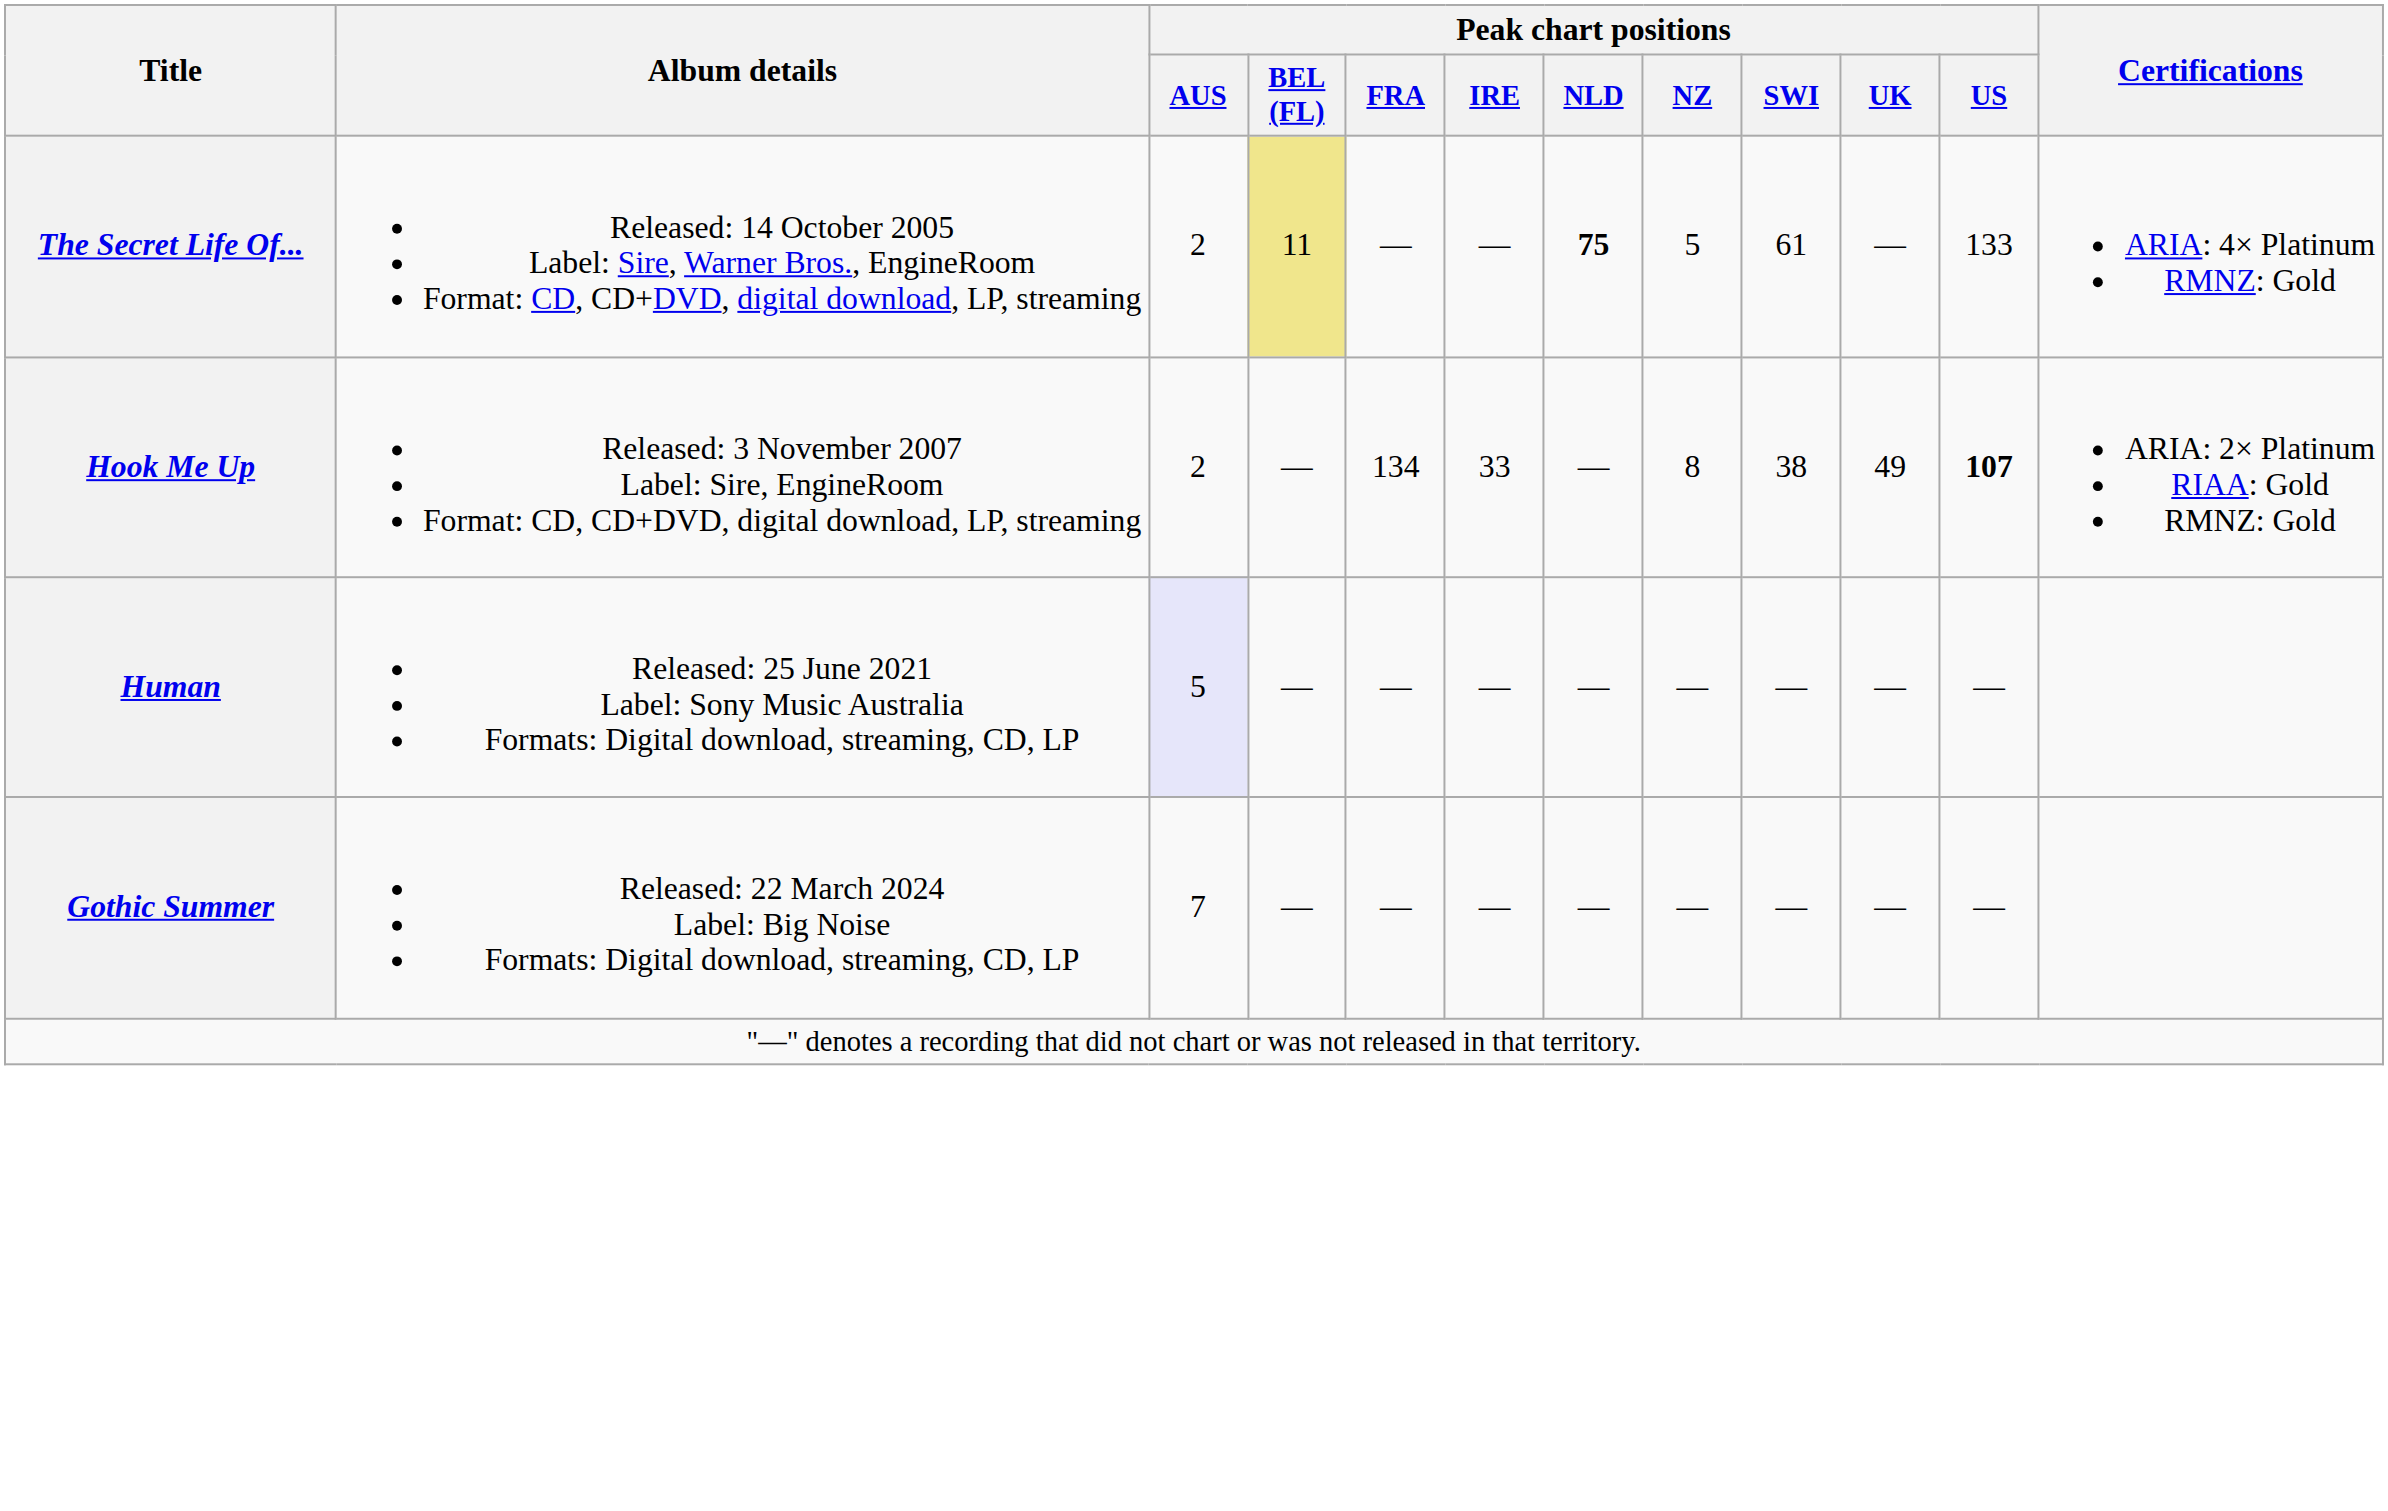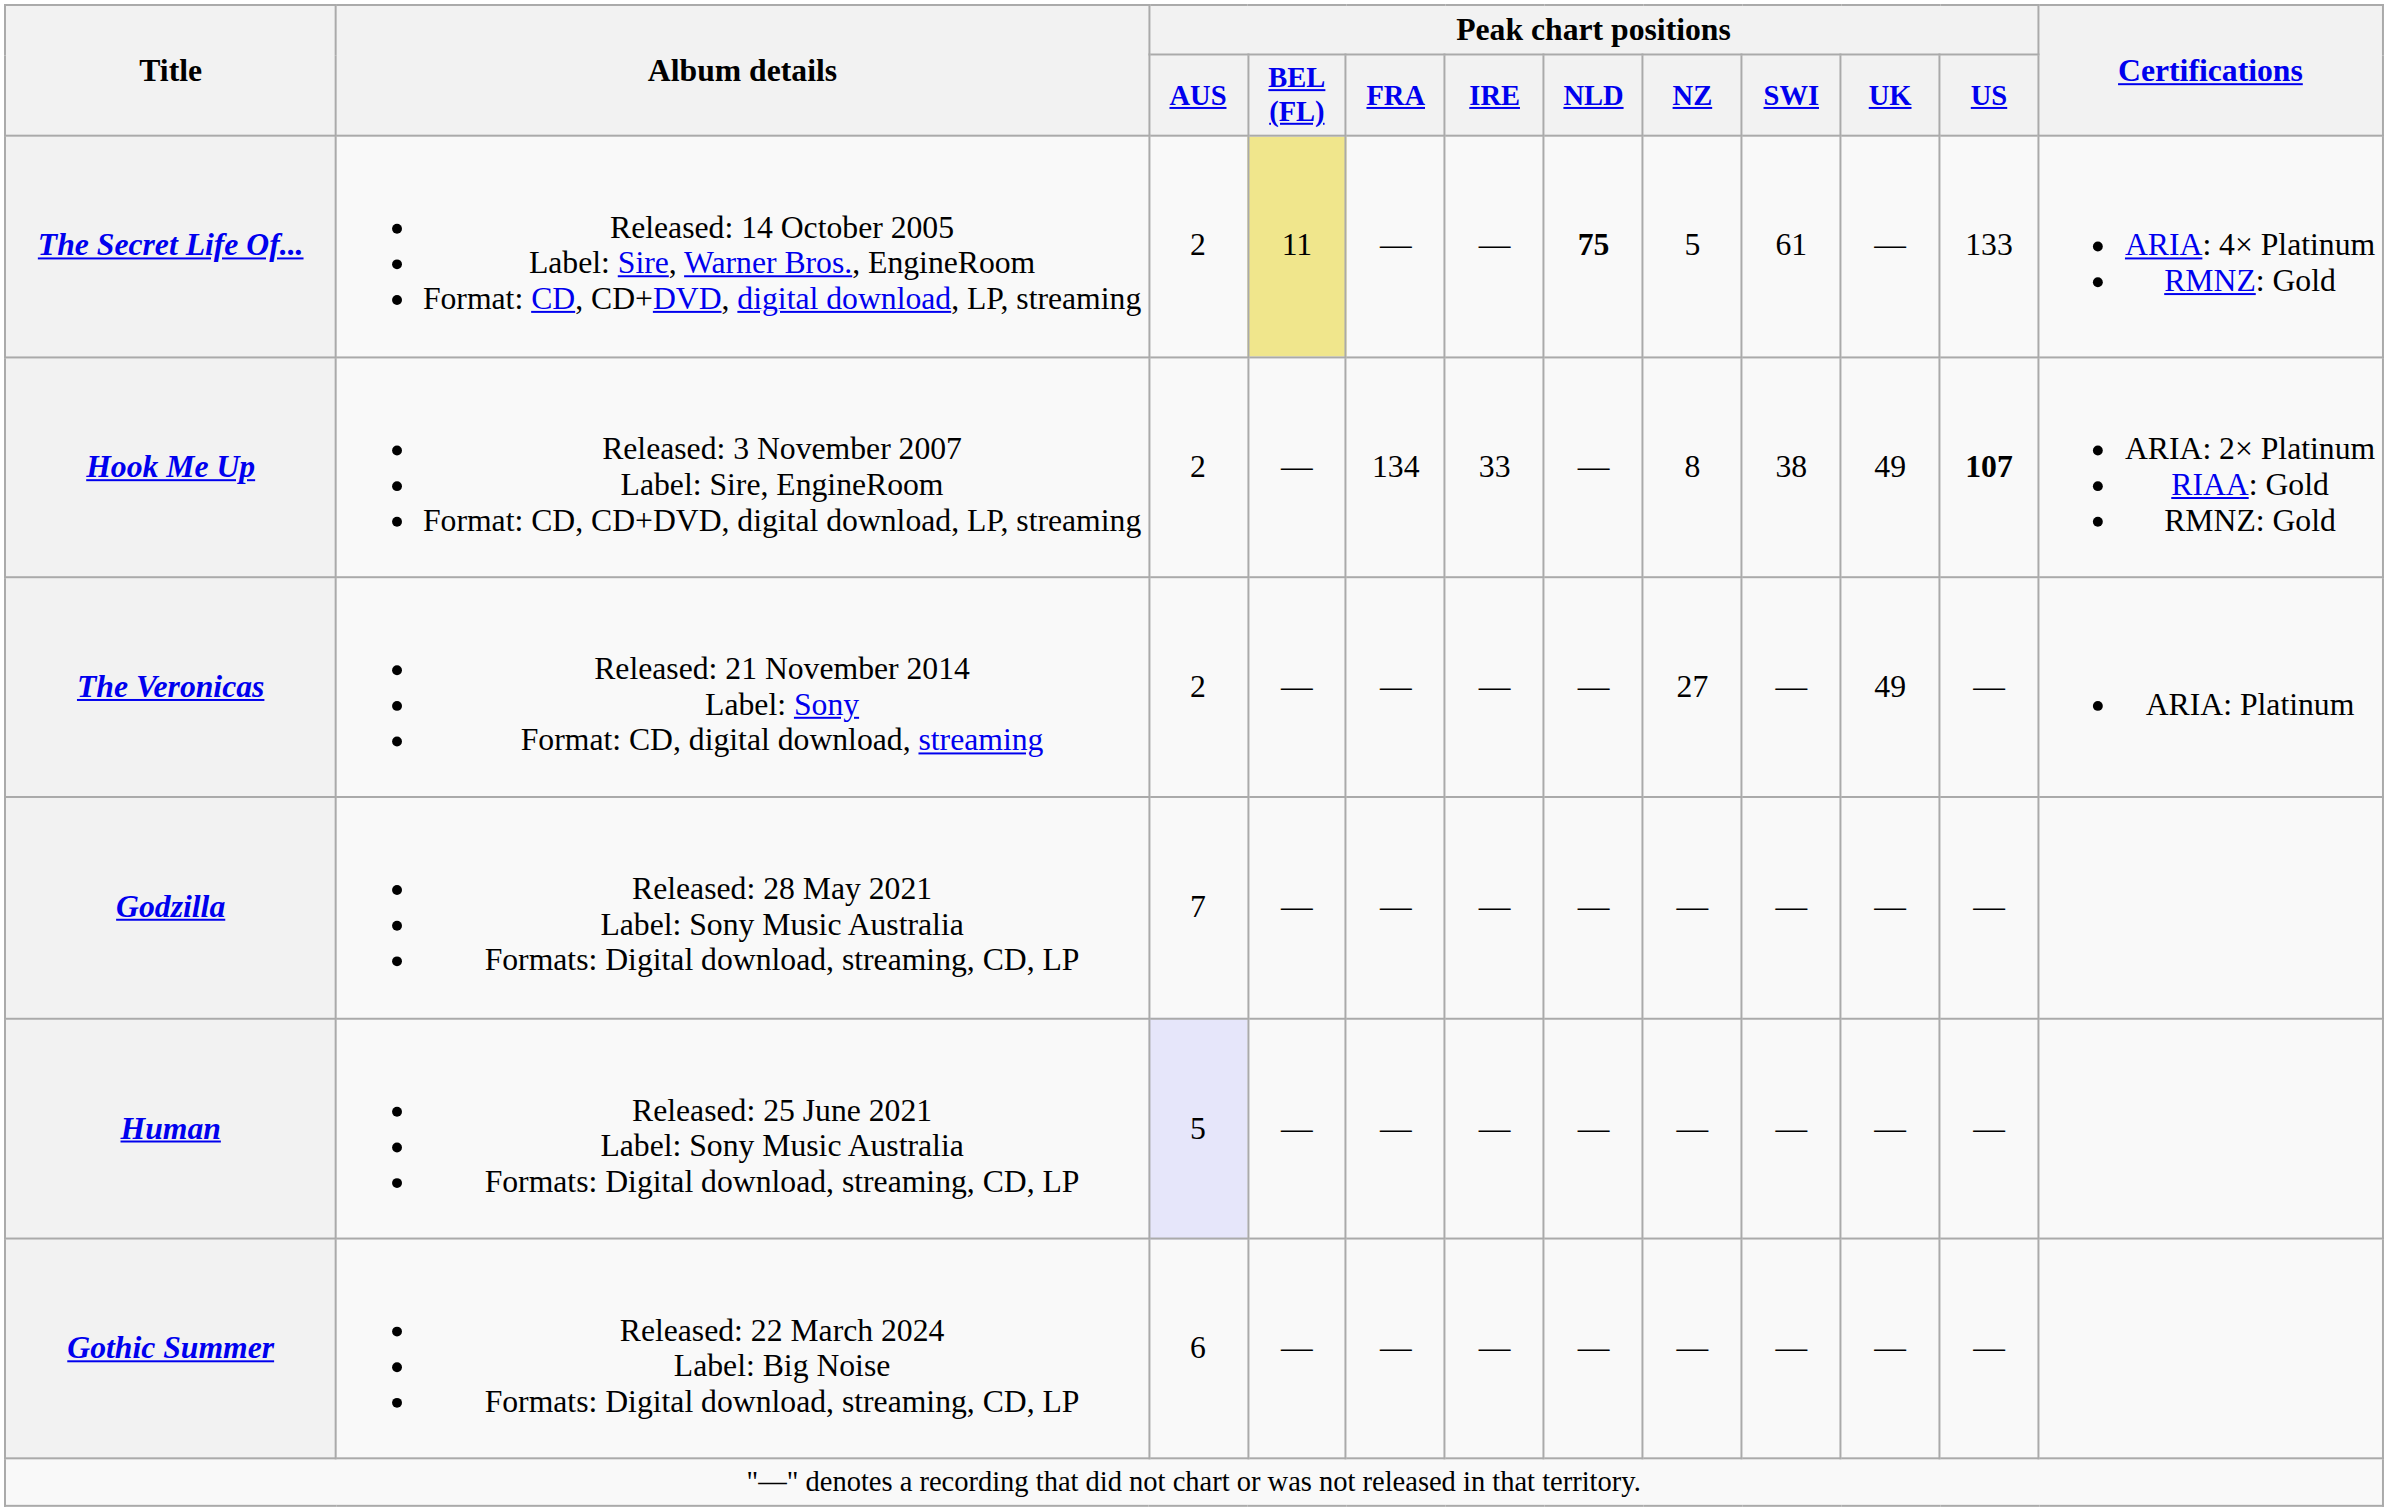+ row: (171, 686)
+ row: (171, 907)
(1198, 907) 7 -> (1198, 1348) 6
